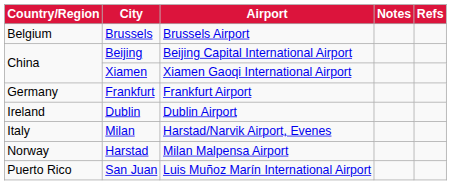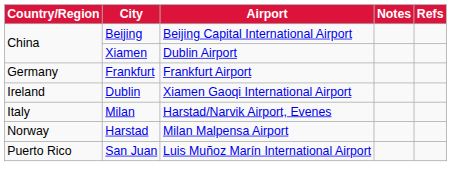- row: (129, 33)
(257, 72) Xiamen Gaoqi International Airport -> (200, 53) Dublin Airport
(200, 111) Dublin Airport -> (257, 92) Xiamen Gaoqi International Airport
